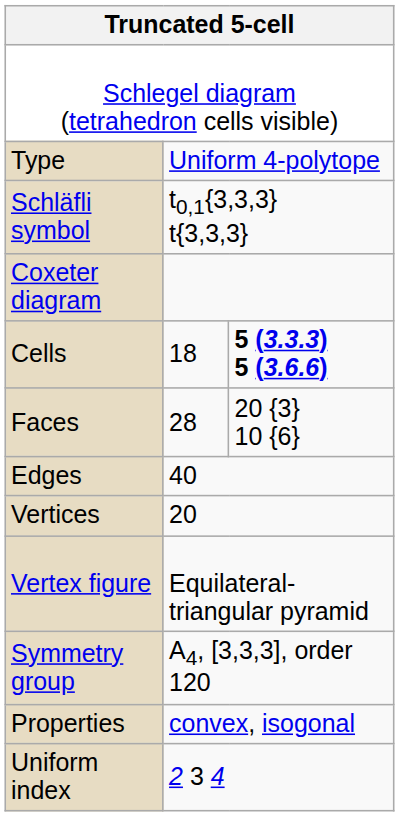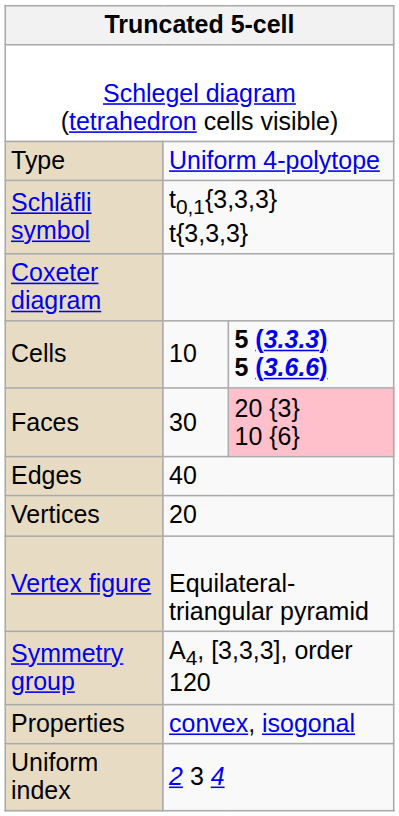(183, 354) 18 -> (183, 354) 10
(183, 422) 28 -> (183, 422) 30
(267, 422) no background -> (267, 422) pink background
